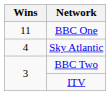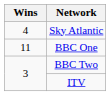rows swapped: (76, 30) <-> (76, 47)
